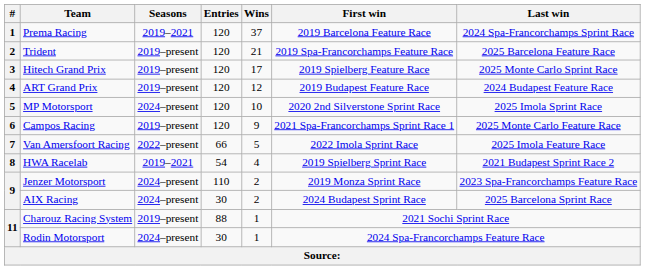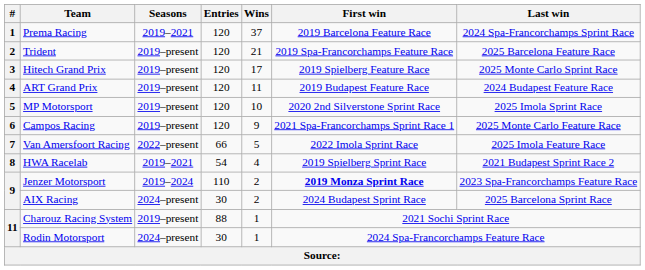(257, 87) 12 -> (257, 87) 11
(168, 106) 2024–present -> (168, 106) 2019–present
(168, 181) 2024–present -> (168, 181) 2019–2024
(364, 181) normal -> (364, 181) bold
